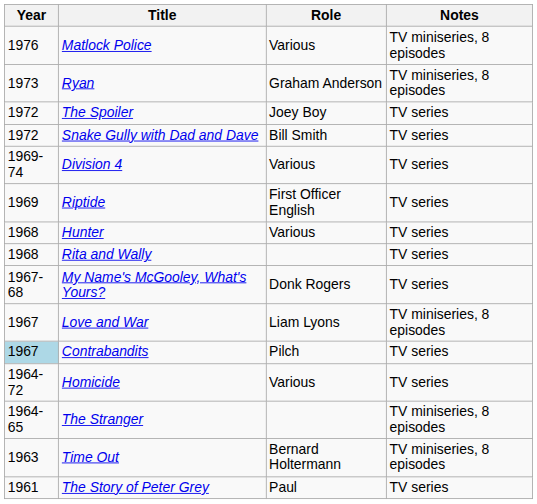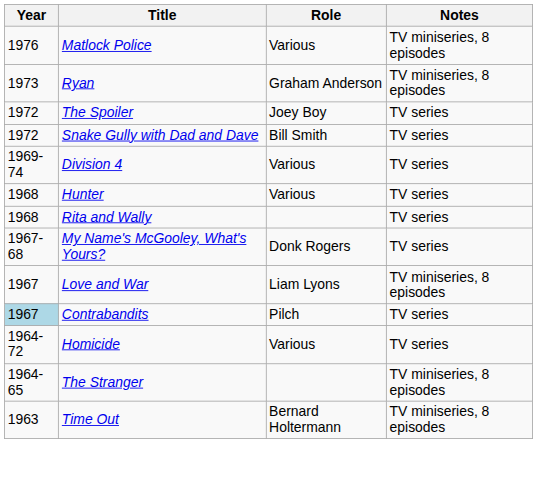- row: (84, 202)
- row: (135, 487)
